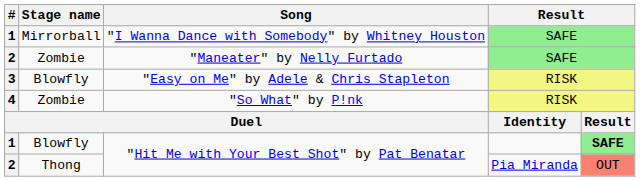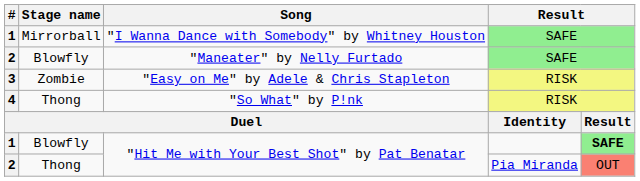(61, 58) Zombie -> (61, 58) Blowfly
(61, 79) Blowfly -> (61, 79) Zombie
(61, 101) Zombie -> (61, 101) Thong
